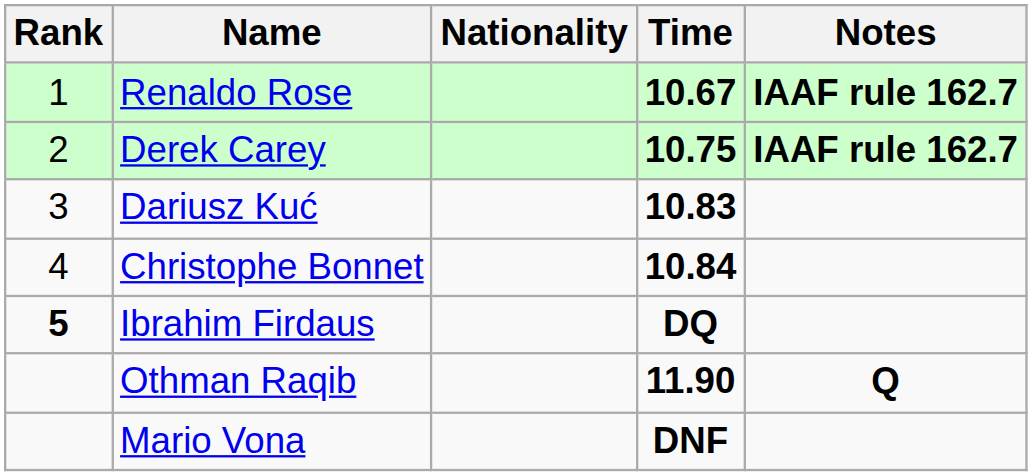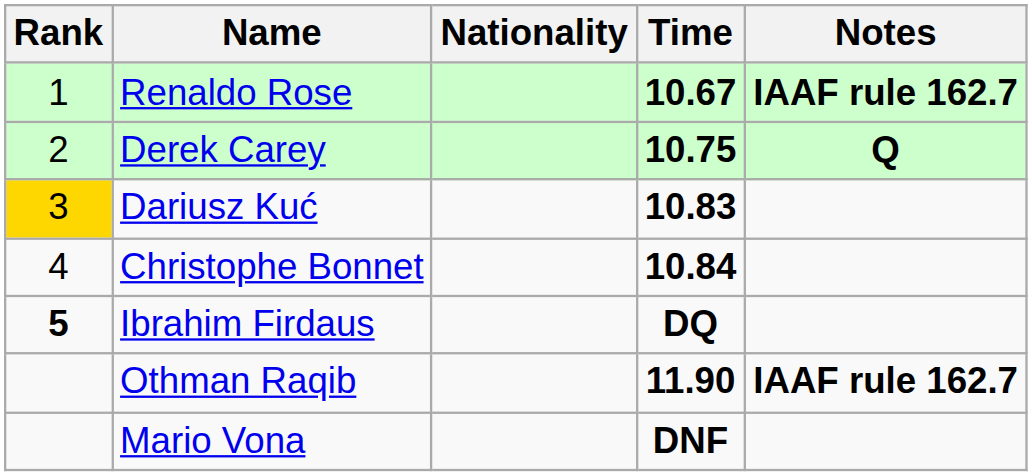(886, 149) IAAF rule 162.7 -> (886, 149) Q
(58, 207) no background -> (58, 207) gold background
(886, 382) Q -> (886, 382) IAAF rule 162.7
